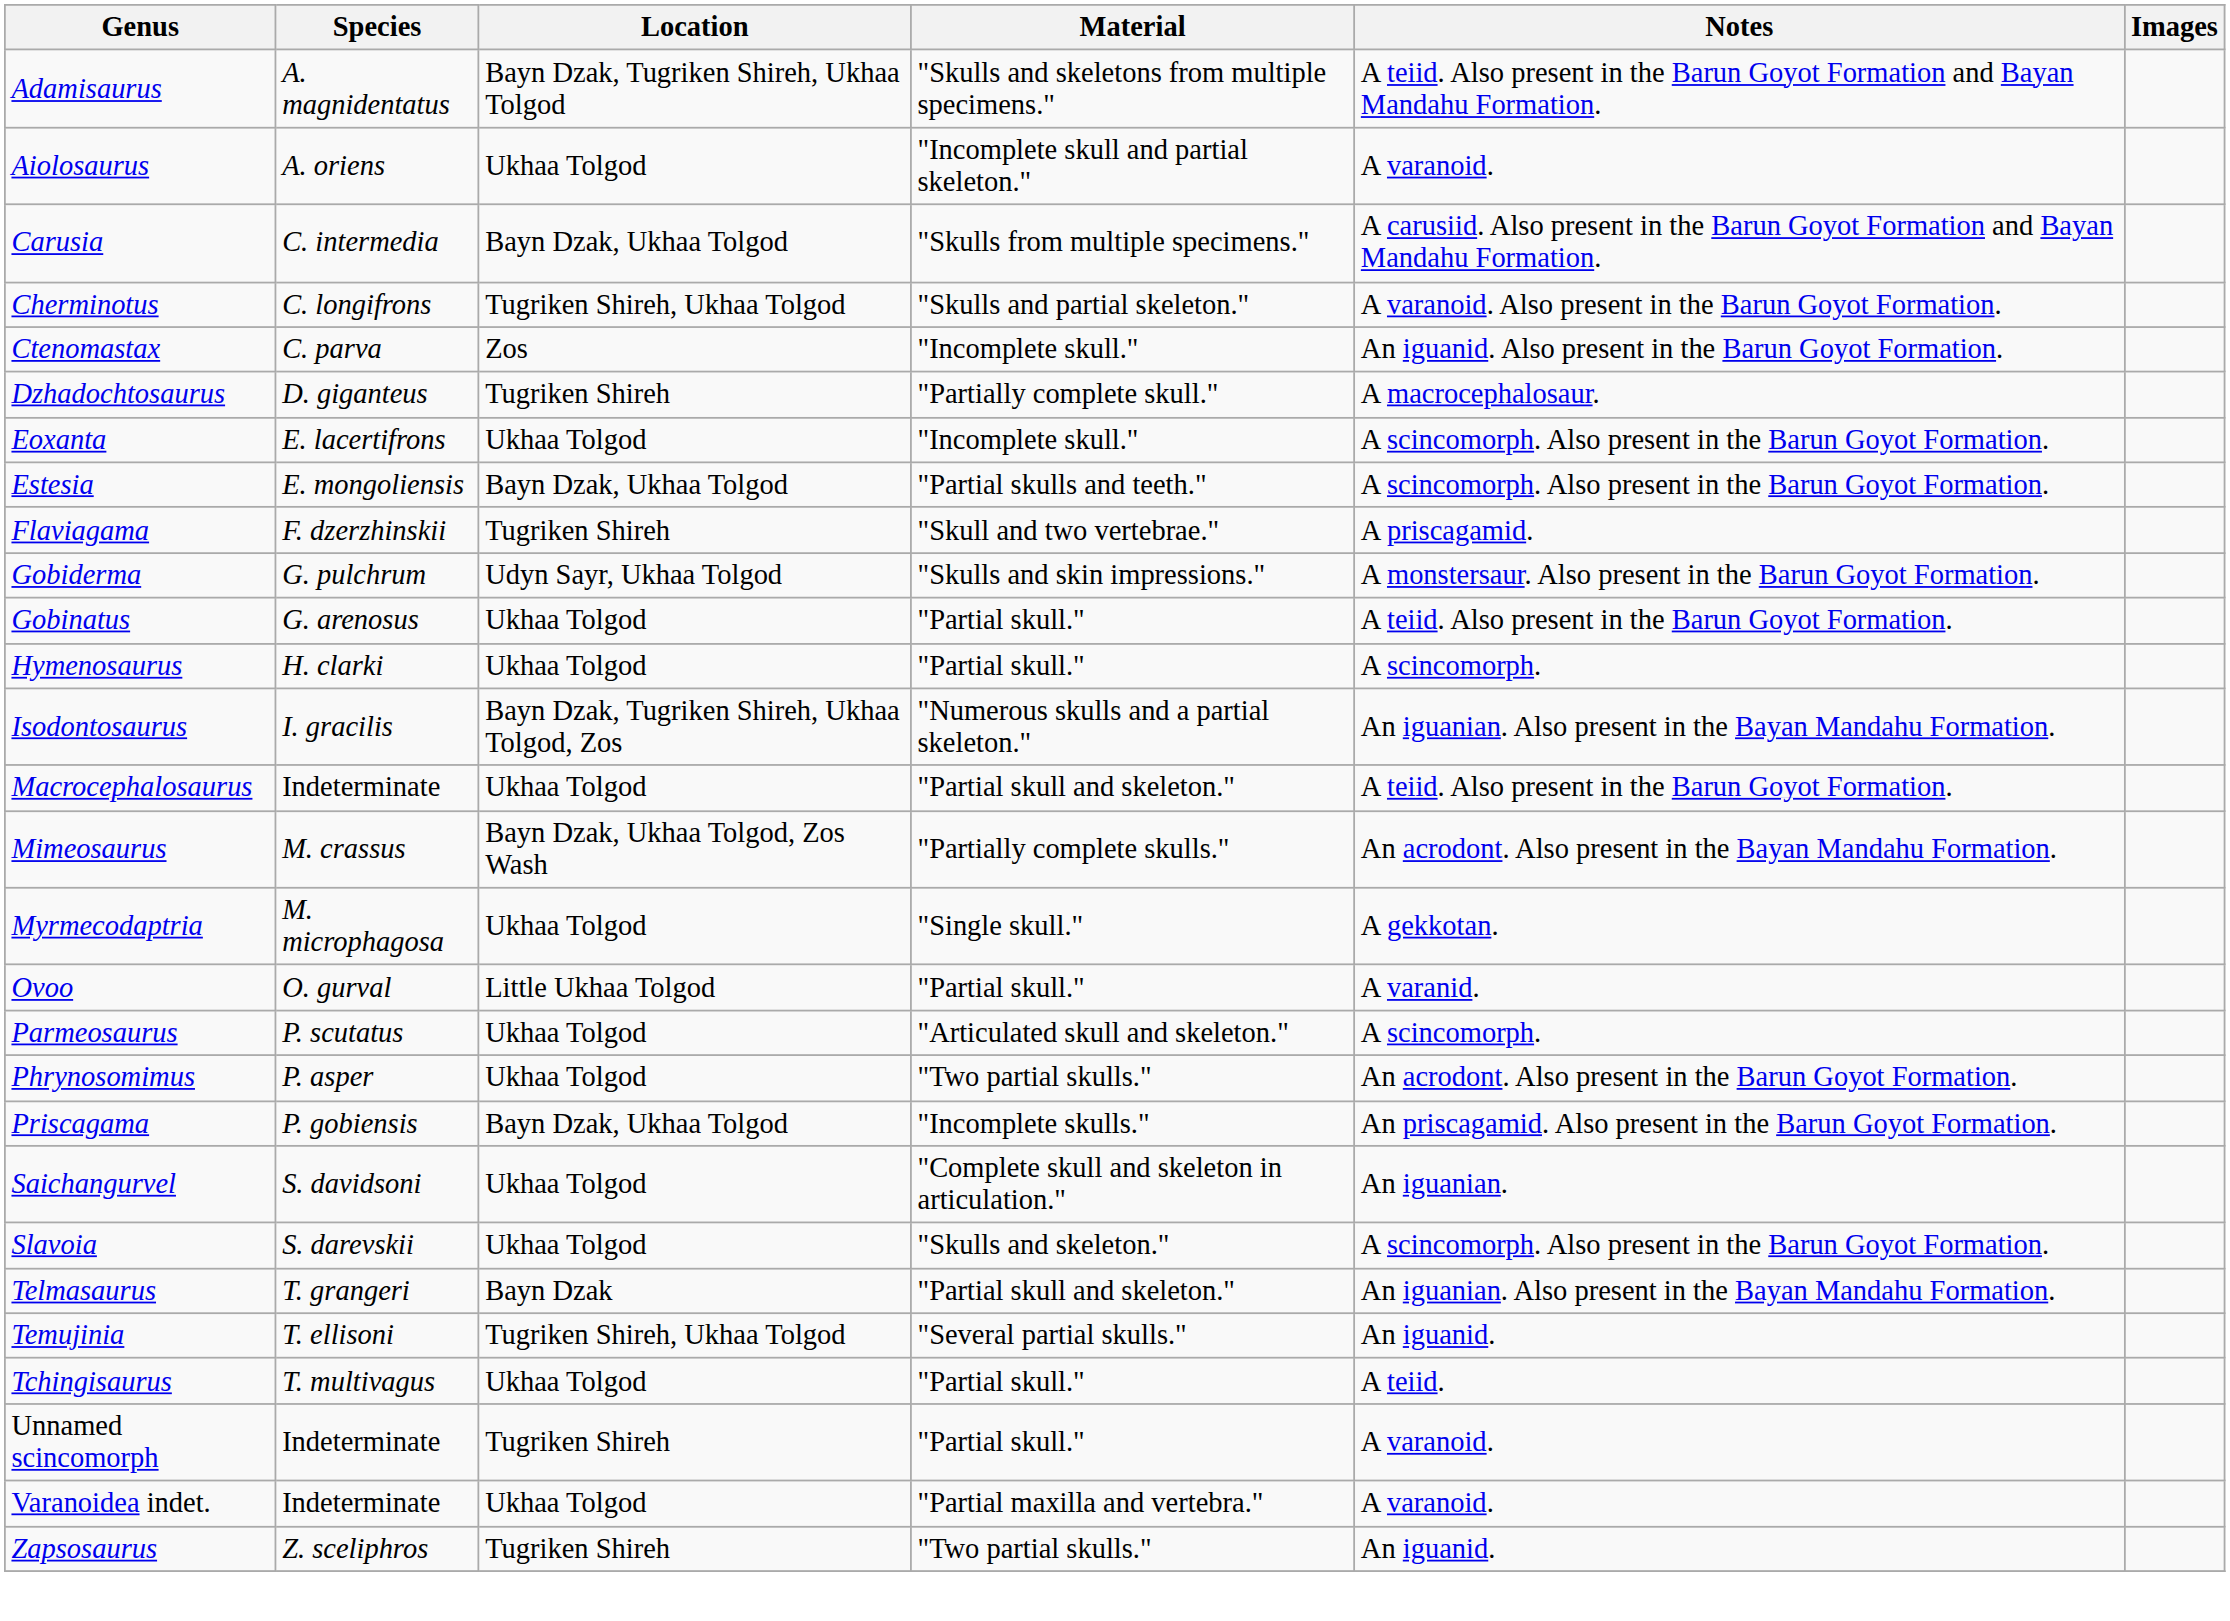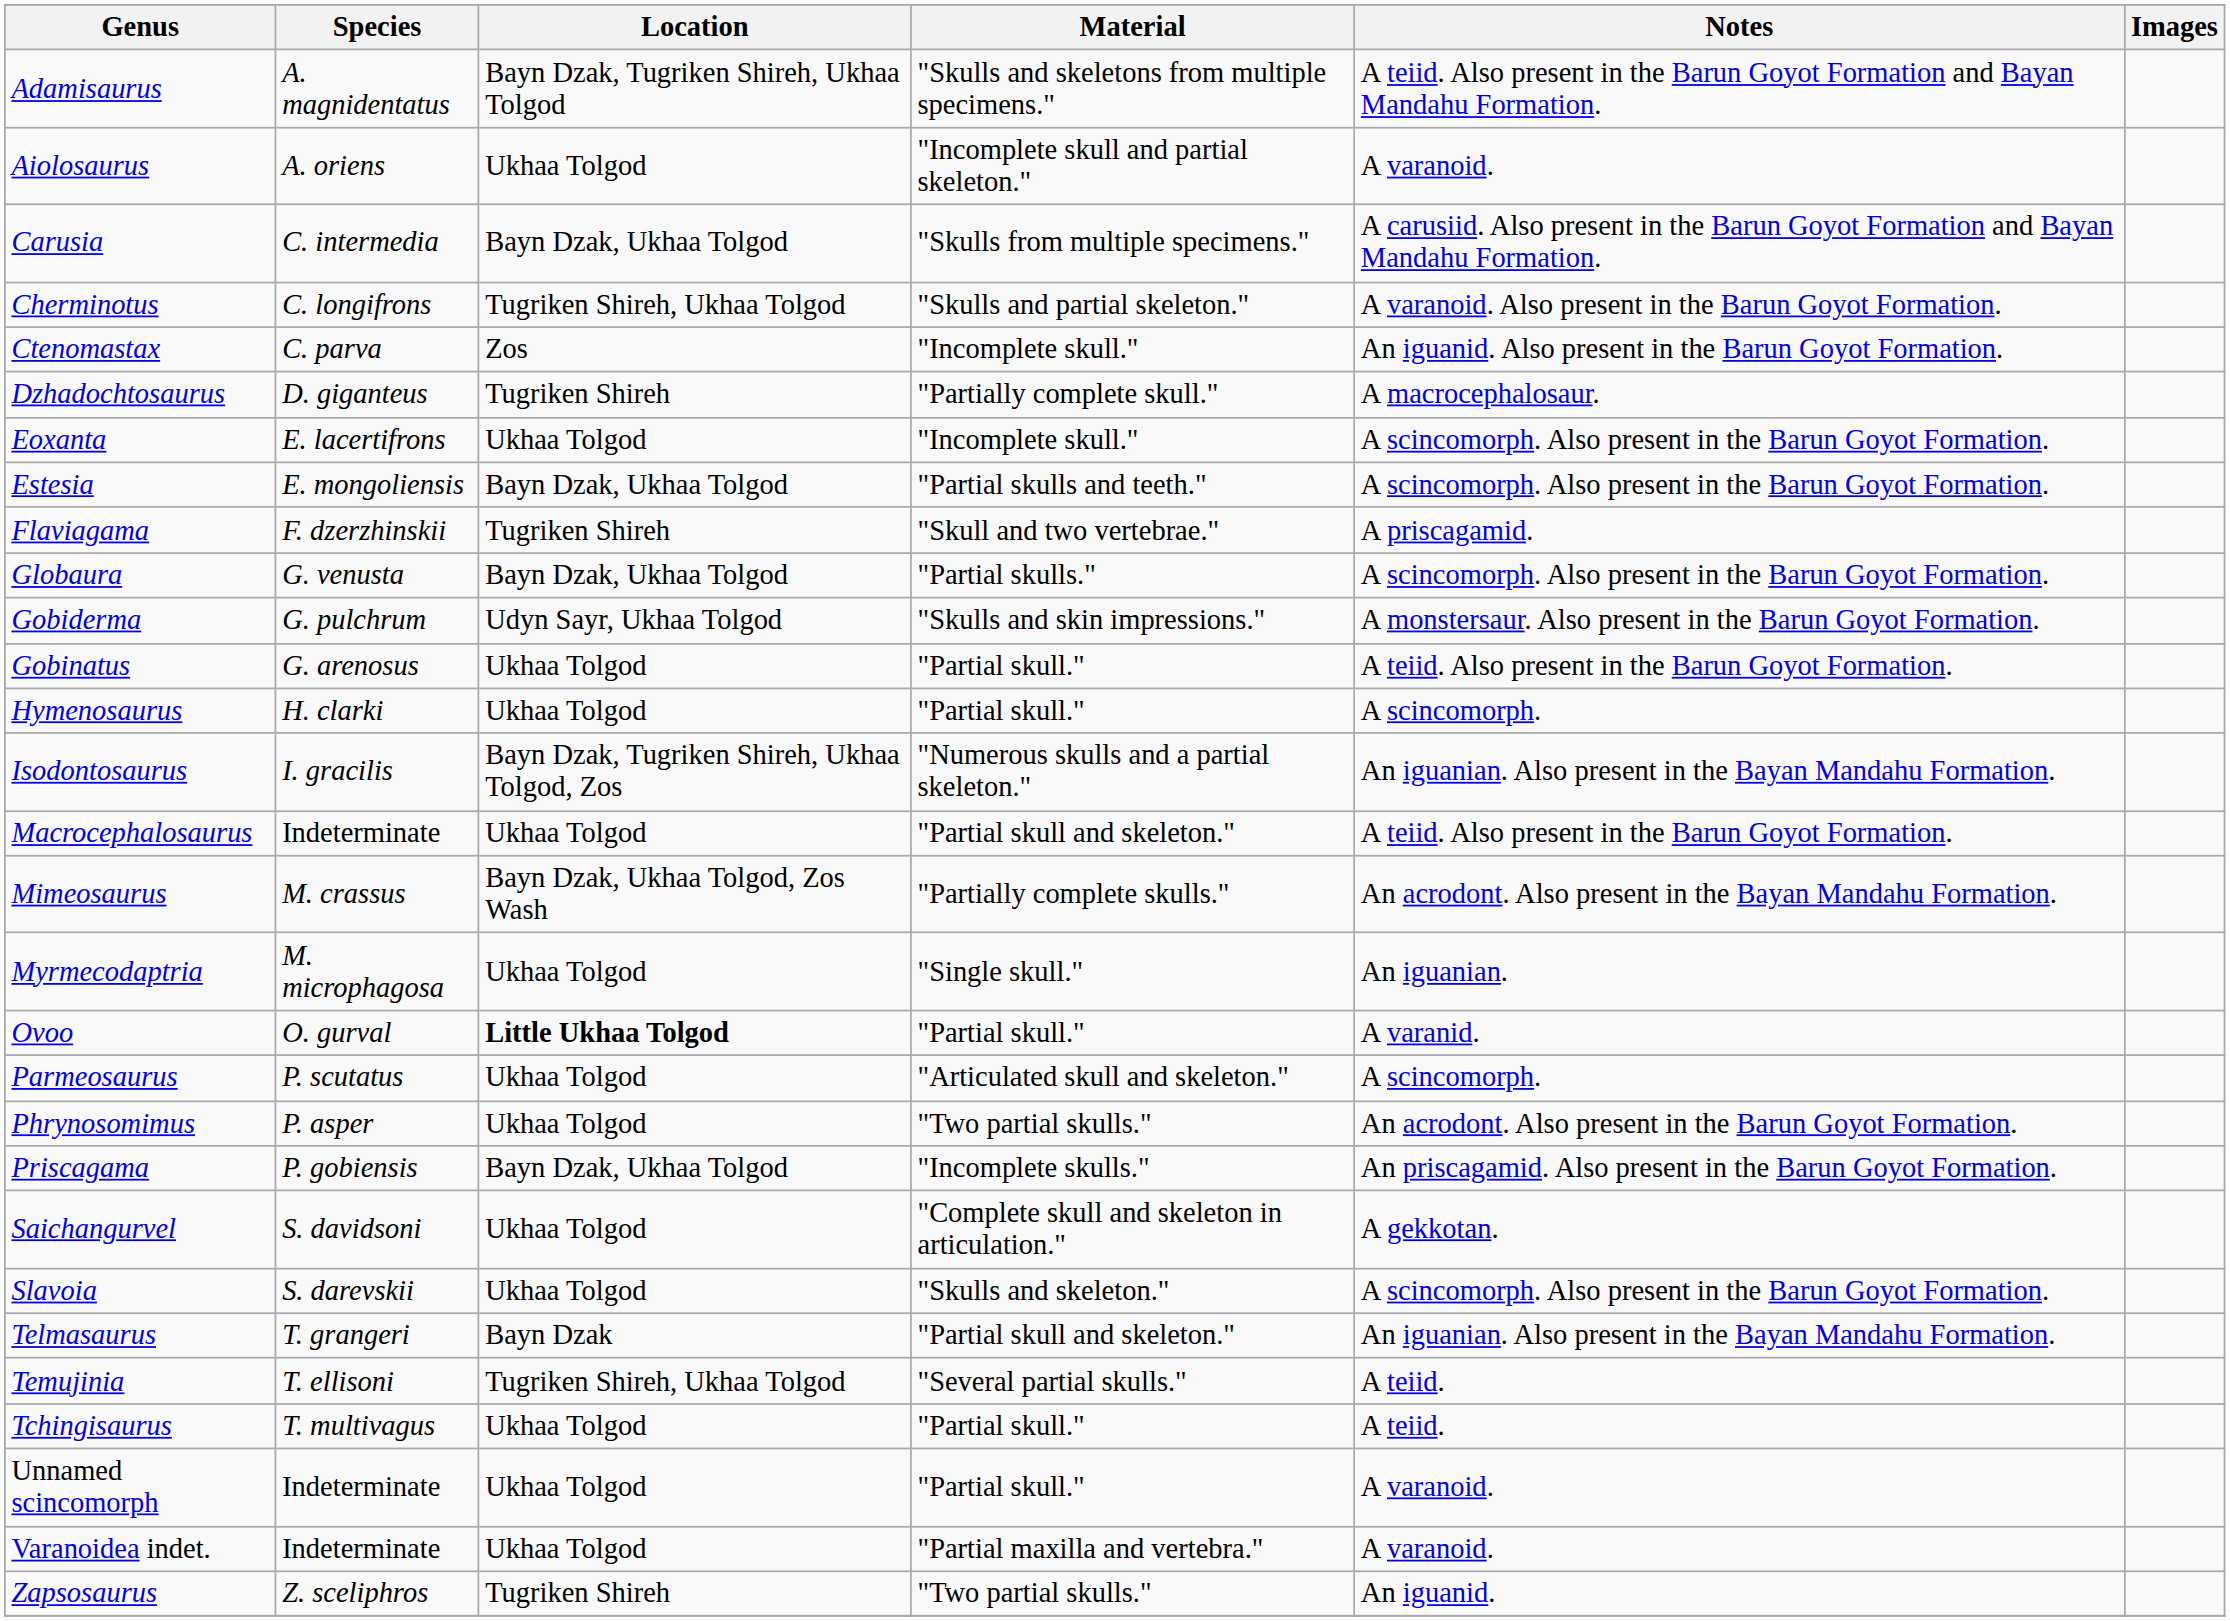+ row: (67, 574)
(1430, 925) A gekkotan. -> (1434, 971) An iguanian.
(600, 987) normal -> (607, 1032) bold
(1434, 1183) An iguanian. -> (1430, 1229) A gekkotan.
(1428, 1335) An iguanid. -> (1403, 1380) A teiid.
(578, 1441) Tugriken Shireh -> (566, 1486) Ukhaa Tolgod
